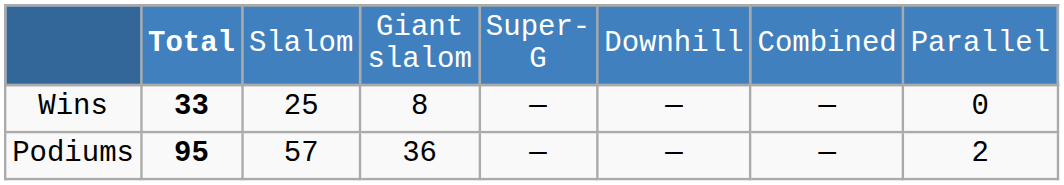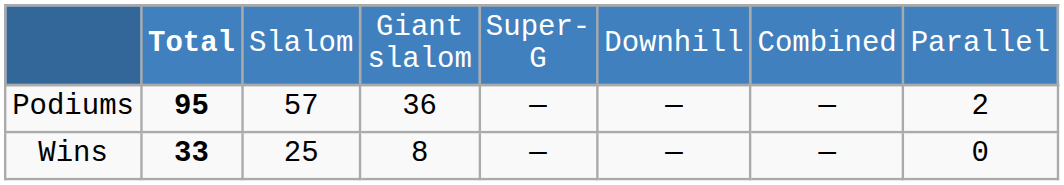rows swapped: (73, 109) <-> (73, 156)
